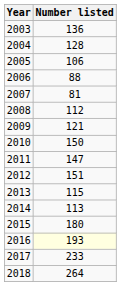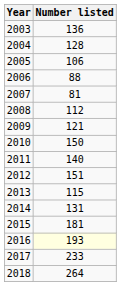(75, 159) 147 -> (75, 159) 140
(75, 208) 113 -> (75, 208) 131
(75, 225) 180 -> (75, 225) 181
